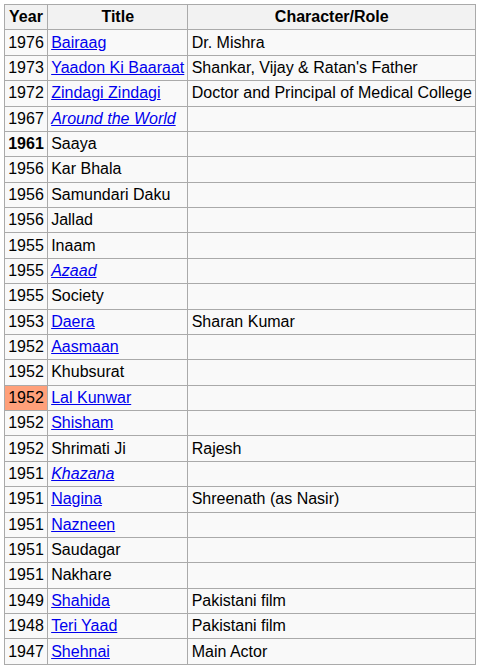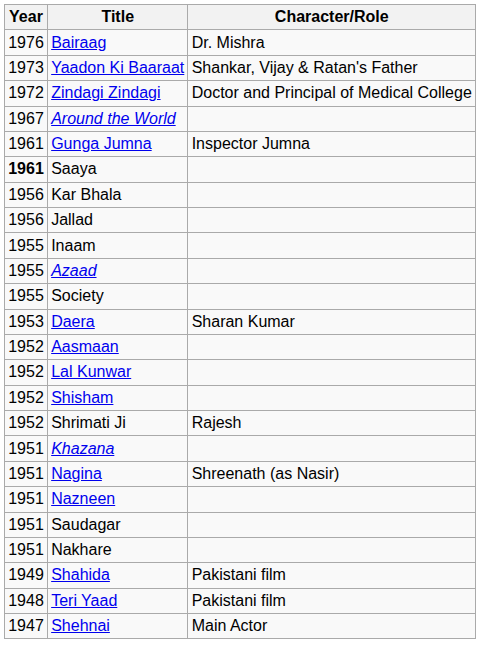+ row: (101, 144)
- row: (111, 194)
- row: (88, 372)
(26, 397) lightsalmon background -> (26, 372) no background
